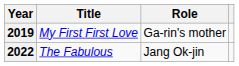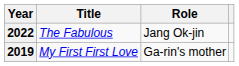rows swapped: (20, 33) <-> (20, 52)
